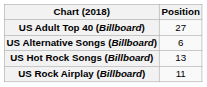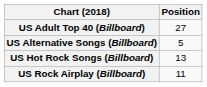(181, 43) 6 -> (181, 43) 5
